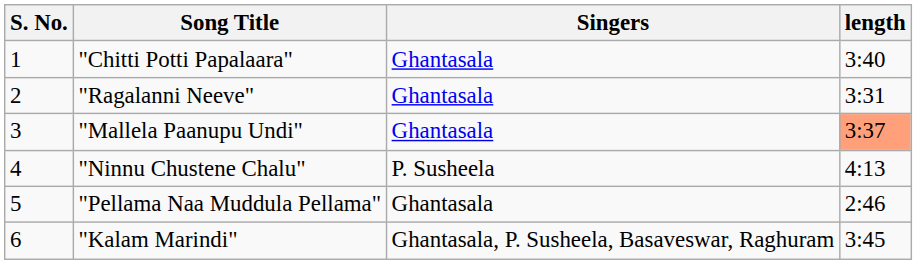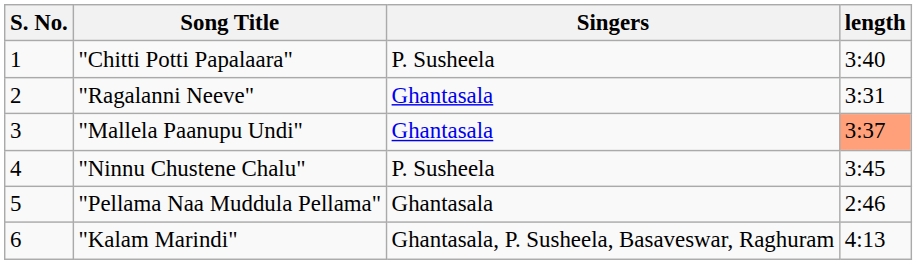(442, 58) Ghantasala -> (443, 58) P. Susheela
(865, 167) 4:13 -> (865, 167) 3:45
(865, 240) 3:45 -> (865, 240) 4:13
